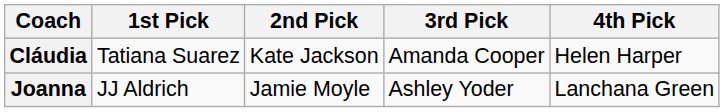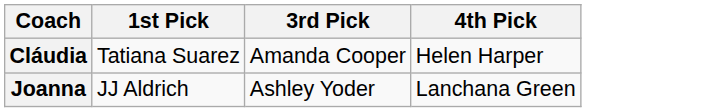- column: (314, 21)
